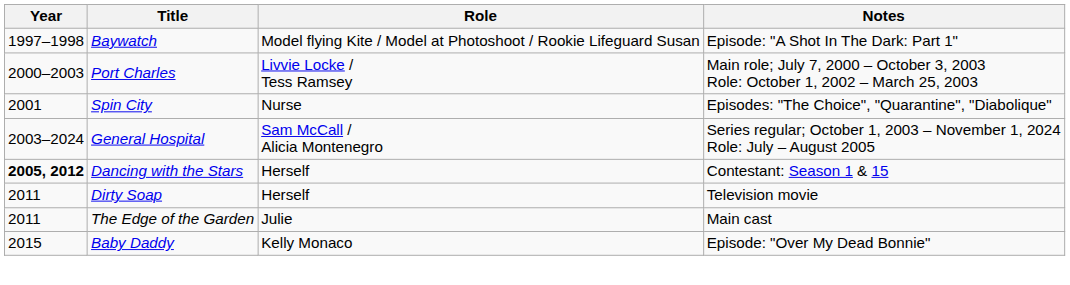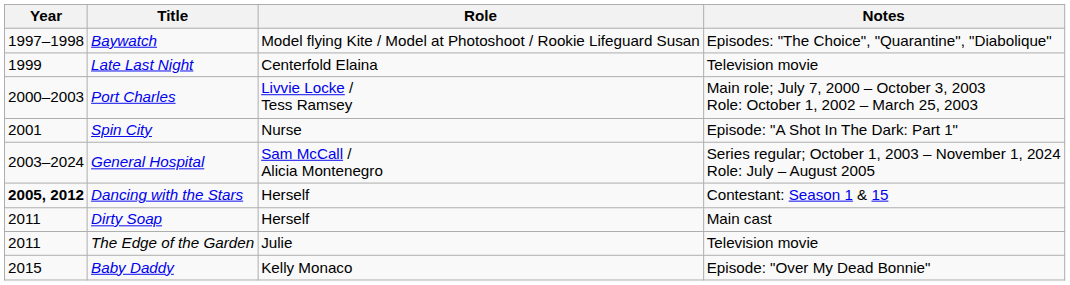(832, 40) Episode: "A Shot In The Dark: Part 1" -> (879, 40) Episodes: "The Choice", "Quarantine", "Diabolique"
+ row: (142, 64)
(879, 105) Episodes: "The Choice", "Quarantine", "Diabolique" -> (832, 130) Episode: "A Shot In The Dark: Part 1"
(762, 195) Television movie -> (739, 219) Main cast
(739, 219) Main cast -> (762, 243) Television movie
